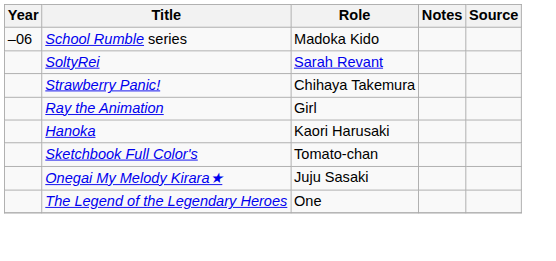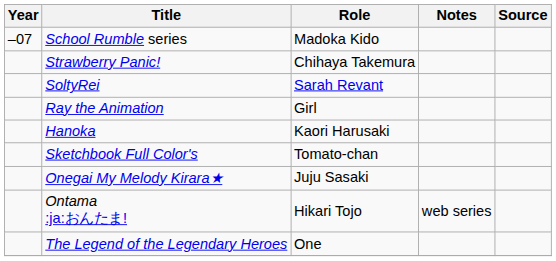(20, 39) –06 -> (20, 39) –07
rows swapped: (72, 62) <-> (103, 85)
+ row: (86, 210)
